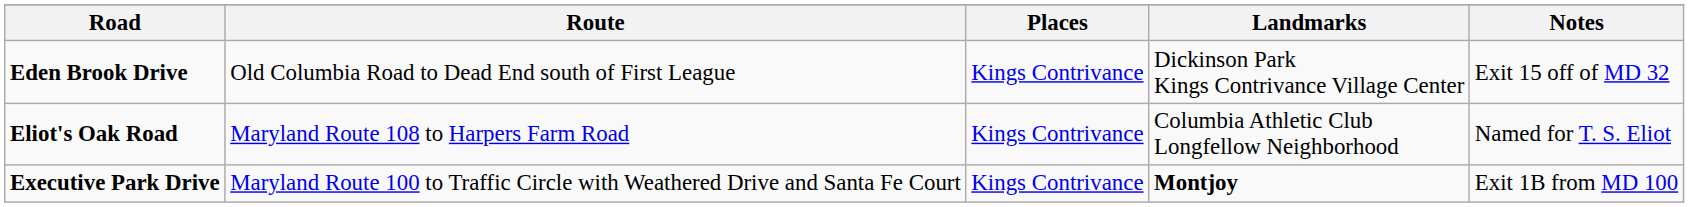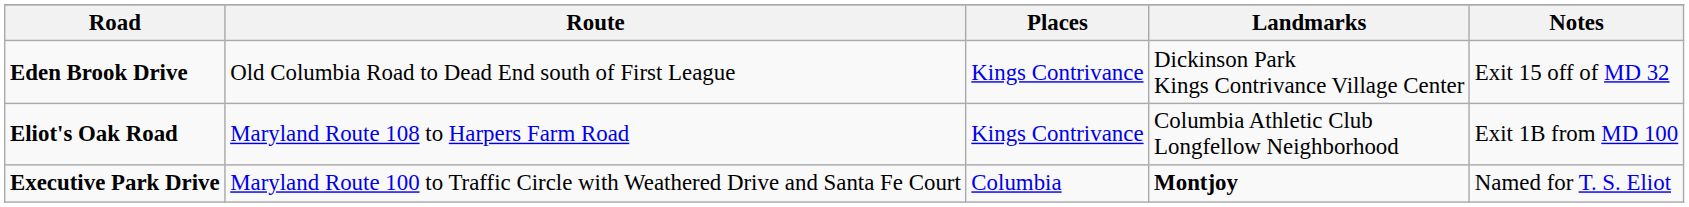(1573, 133) Named for T. S. Eliot -> (1577, 133) Exit 1B from MD 100
(1057, 182) Kings Contrivance -> (1016, 182) Columbia
(1577, 182) Exit 1B from MD 100 -> (1573, 182) Named for T. S. Eliot
